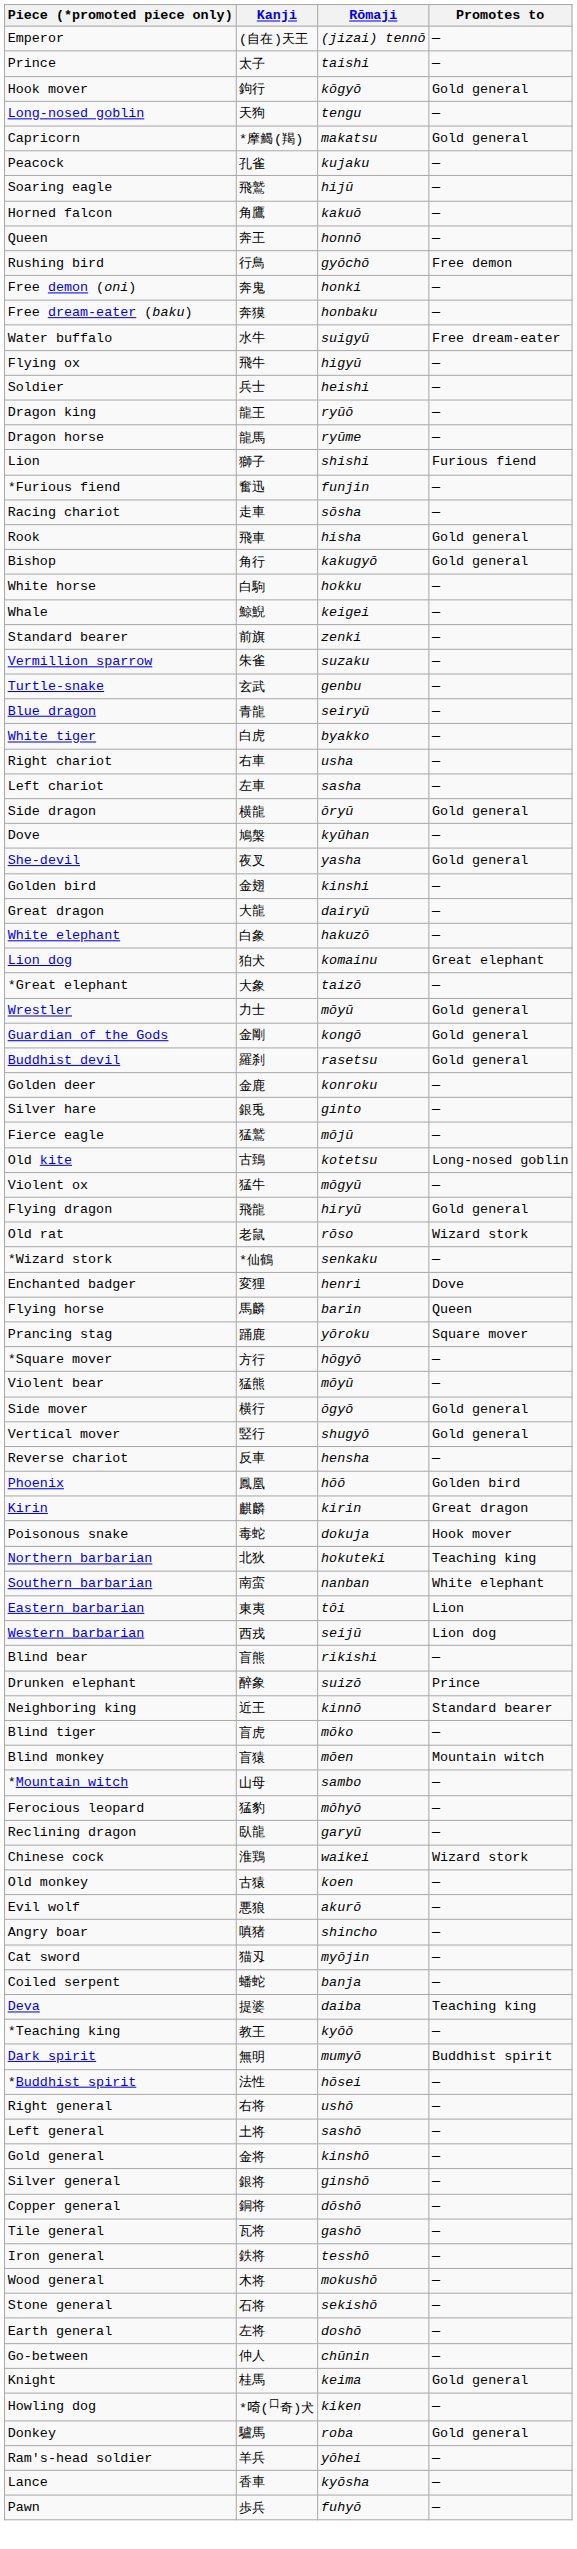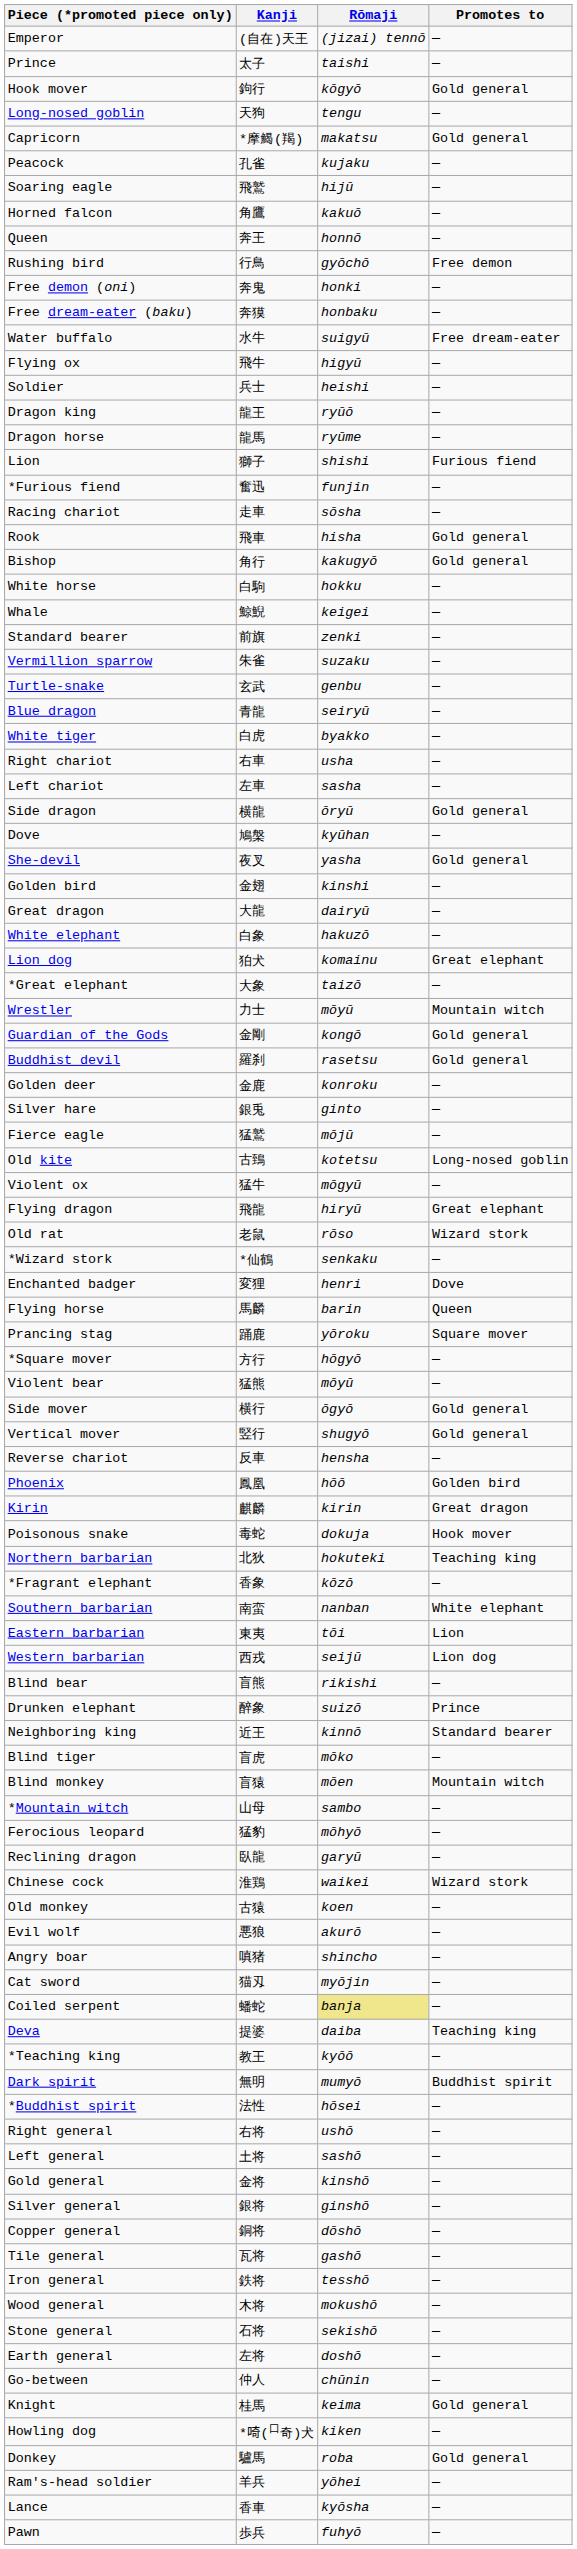(480, 1010) Gold general -> (488, 1010) Mountain witch
(480, 1210) Gold general -> (488, 1210) Great elephant
+ row: (80, 1583)
(341, 1982) no background -> (341, 2007) khaki background
